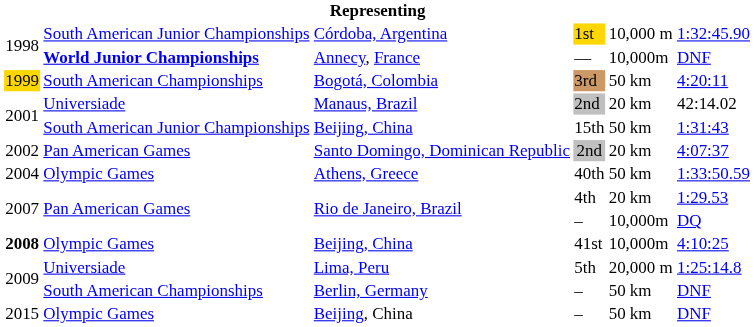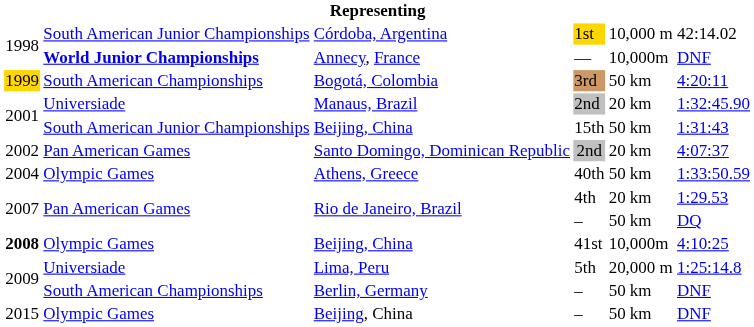(713, 34) 1:32:45.90 -> (707, 34) 42:14.02
(707, 103) 42:14.02 -> (713, 103) 1:32:45.90
(639, 220) 10,000m -> (630, 220) 50 km
